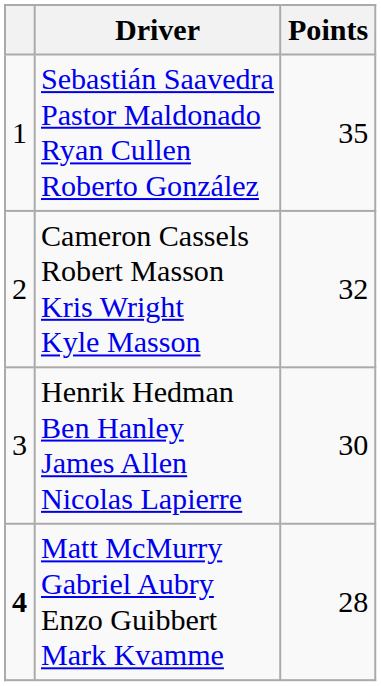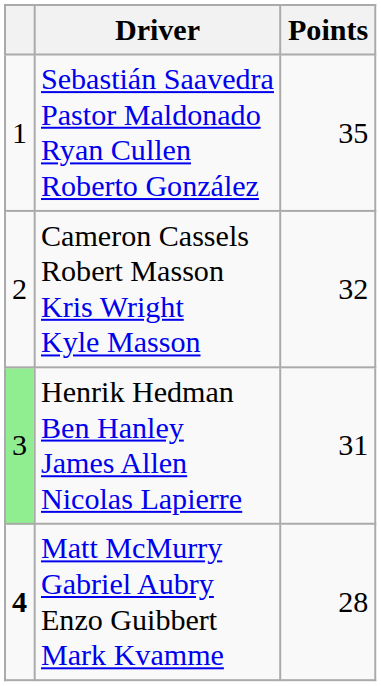(19, 445) no background -> (19, 445) lightgreen background
(353, 445) 30 -> (353, 445) 31
